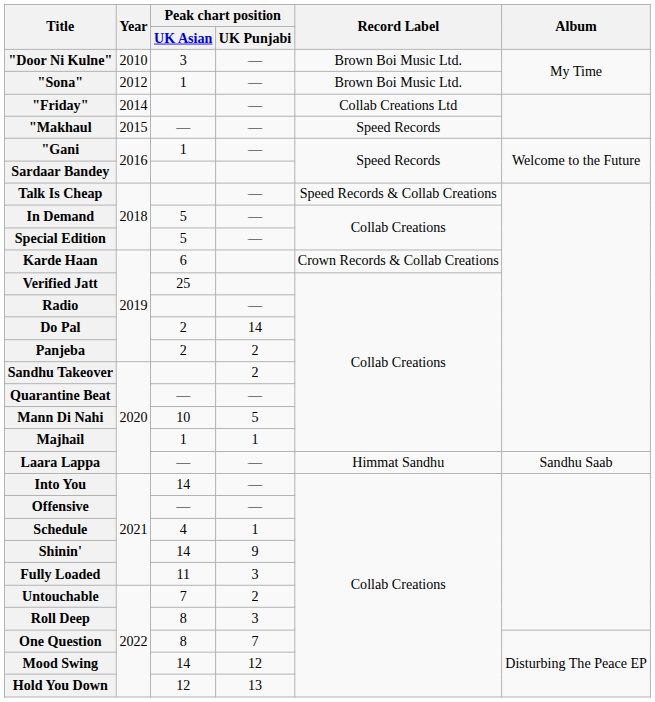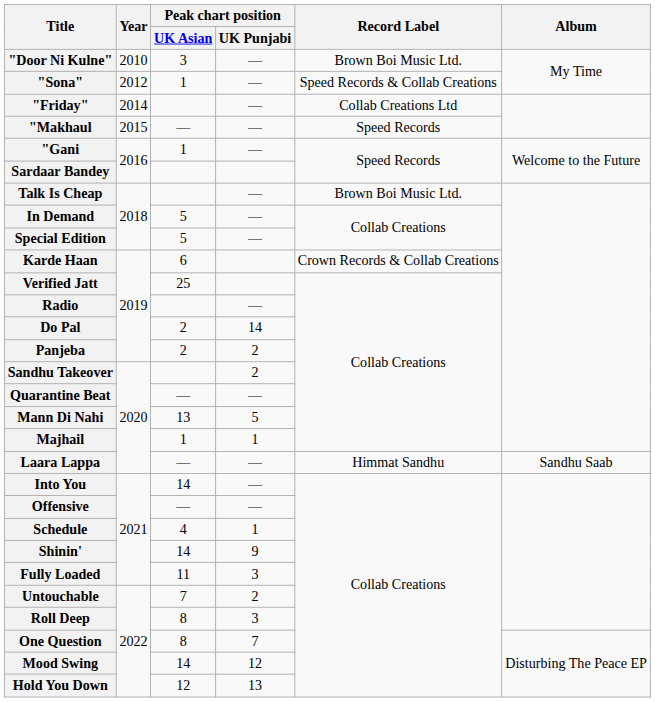(398, 82) Brown Boi Music Ltd. -> (398, 82) Speed Records & Collab Creations
(398, 194) Speed Records & Collab Creations -> (398, 194) Brown Boi Music Ltd.
(183, 417) 10 -> (183, 417) 13
